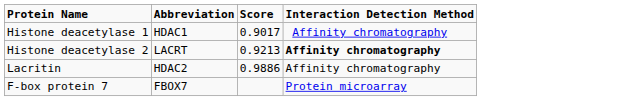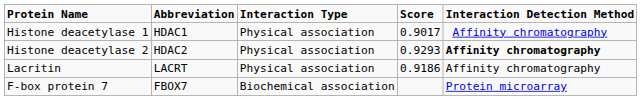+ column: (294, 14)
(171, 50) LACRT -> (171, 50) HDAC2
(260, 50) 0.9213 -> (420, 50) 0.9293
(171, 68) HDAC2 -> (171, 68) LACRT
(260, 68) 0.9886 -> (420, 68) 0.9186
